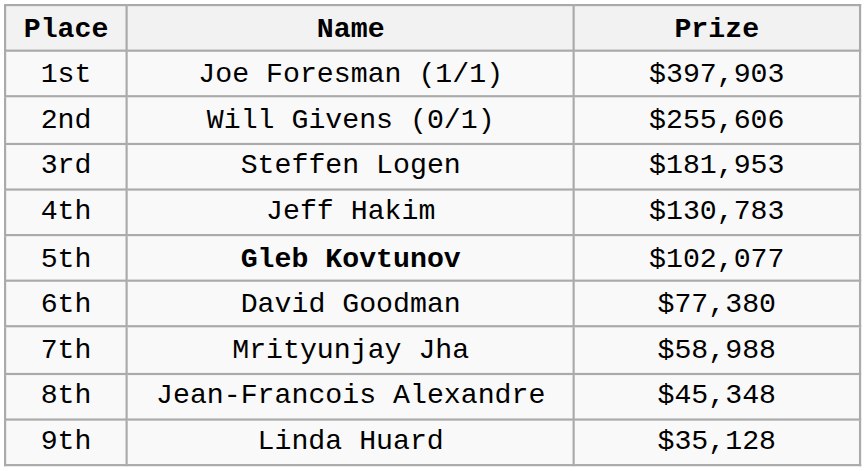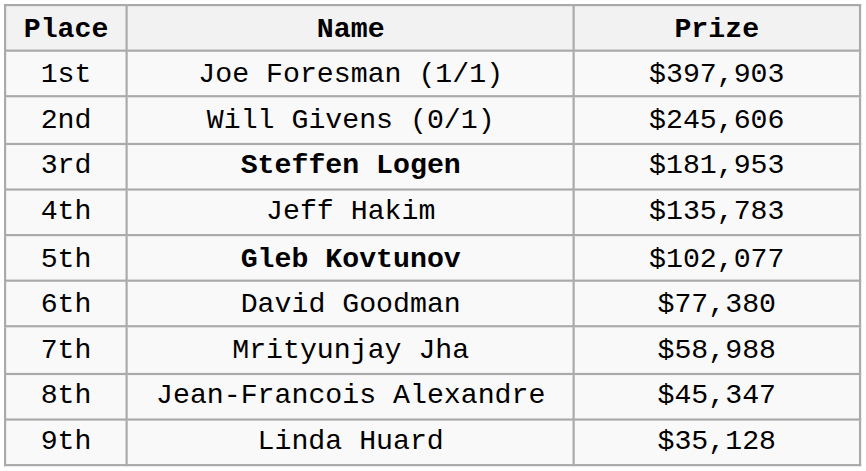(717, 120) $255,606 -> (717, 120) $245,606
(351, 166) normal -> (351, 166) bold
(717, 212) $130,783 -> (717, 212) $135,783
(717, 396) $45,348 -> (717, 396) $45,347
